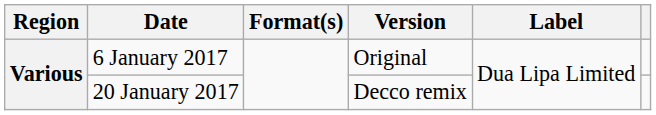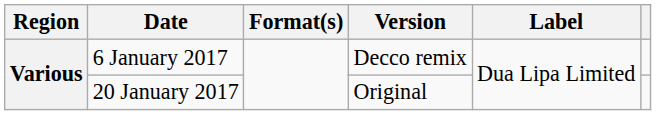(390, 57) Original -> (410, 57) Decco remix
(410, 92) Decco remix -> (390, 92) Original
